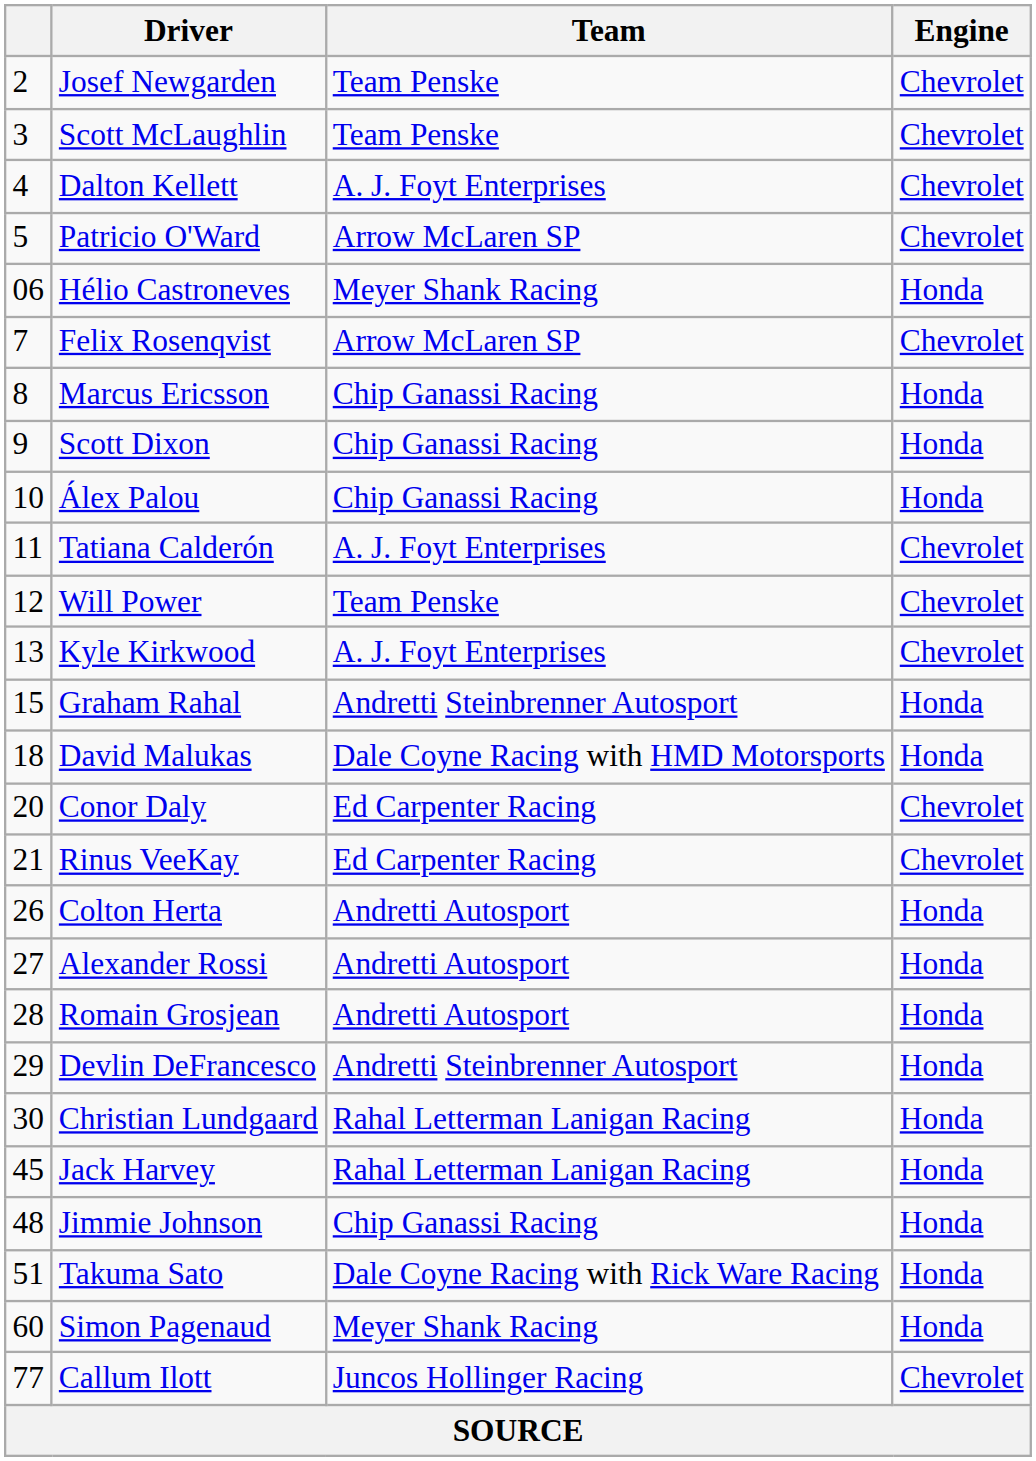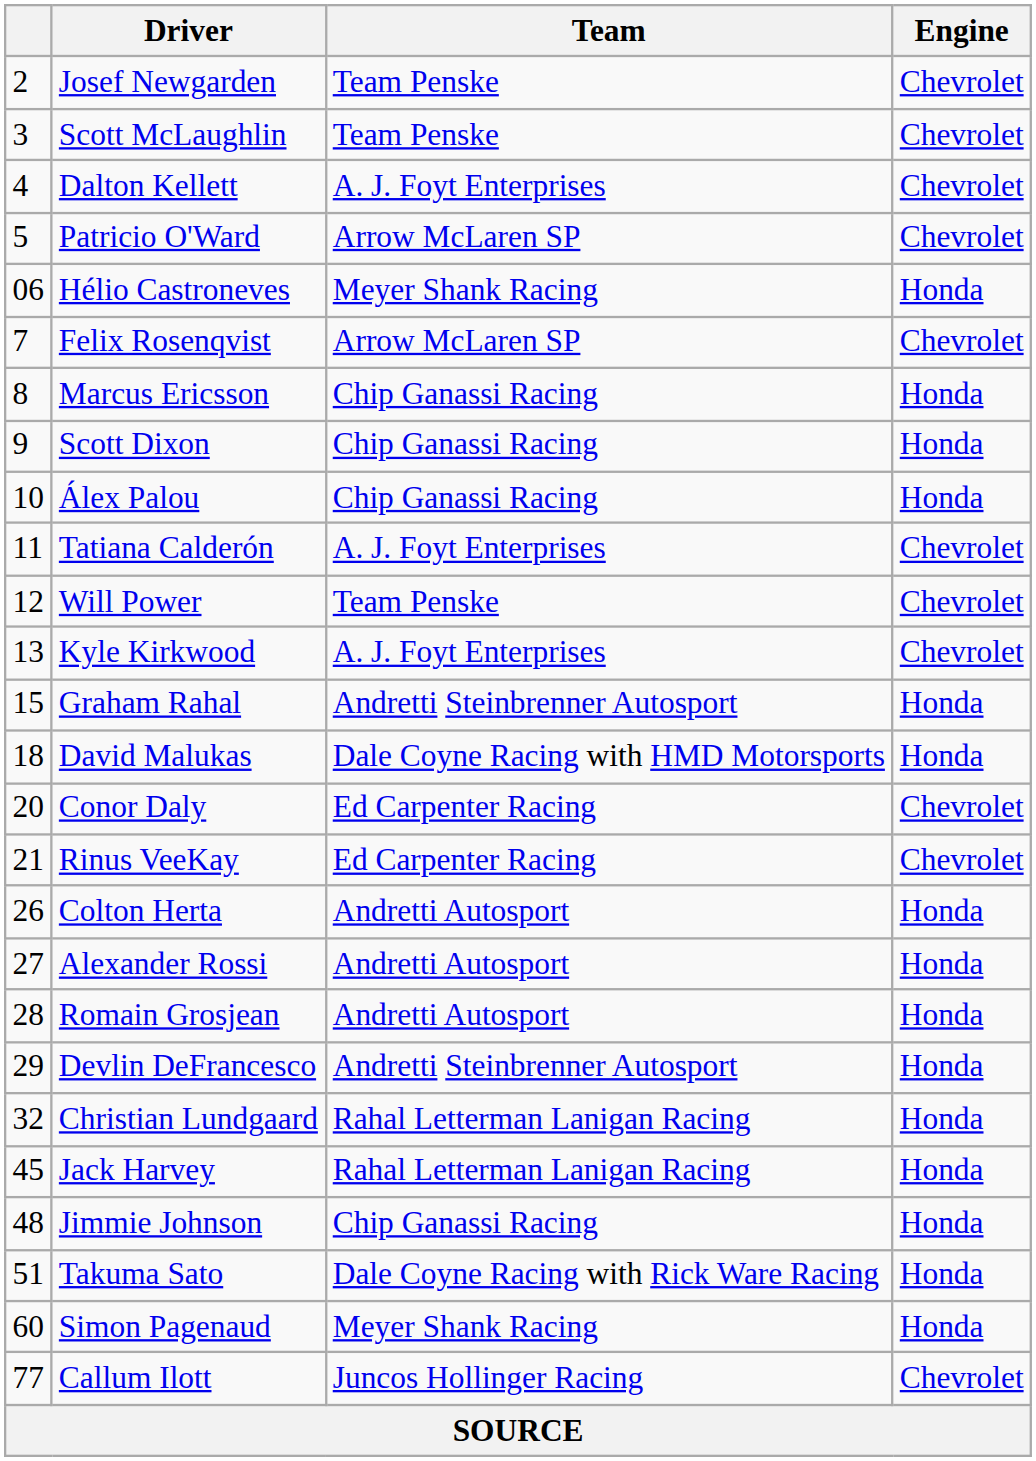(28, 1118) 30 -> (28, 1118) 32
